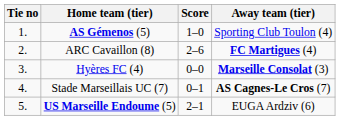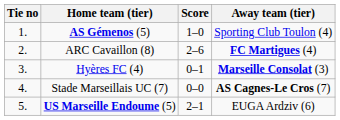(195, 69) 0–0 -> (195, 69) 0–1
(195, 87) 0–1 -> (195, 87) 0–0
